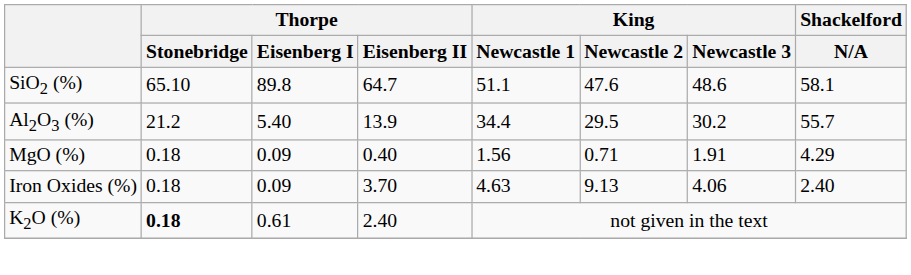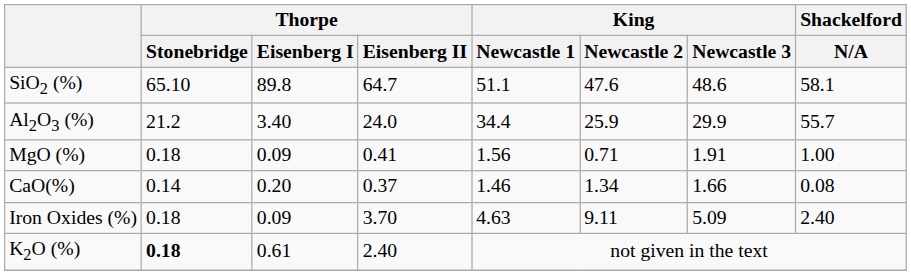(274, 121) 5.40 -> (274, 121) 3.40
(380, 121) 13.9 -> (380, 121) 24.0
(601, 121) 29.5 -> (601, 121) 25.9
(709, 121) 30.2 -> (709, 121) 29.9
(380, 155) 0.40 -> (380, 155) 0.41
(817, 155) 4.29 -> (817, 155) 1.00
+ row: (42, 186)
(601, 186) 9.13 -> (601, 217) 9.11
(709, 186) 4.06 -> (709, 217) 5.09
